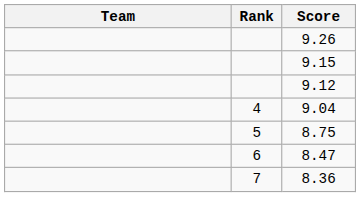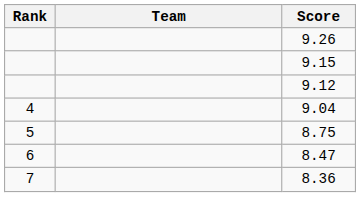columns swapped: (257, 16) <-> (118, 16)
